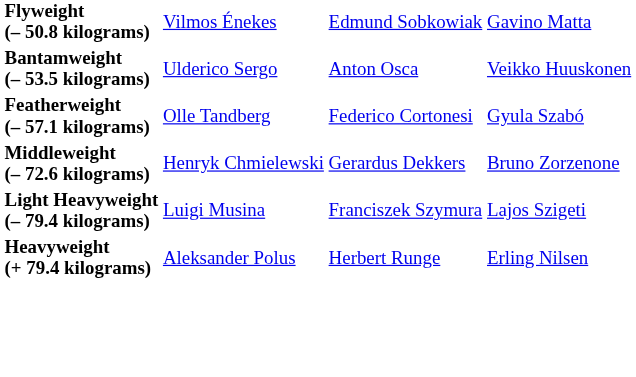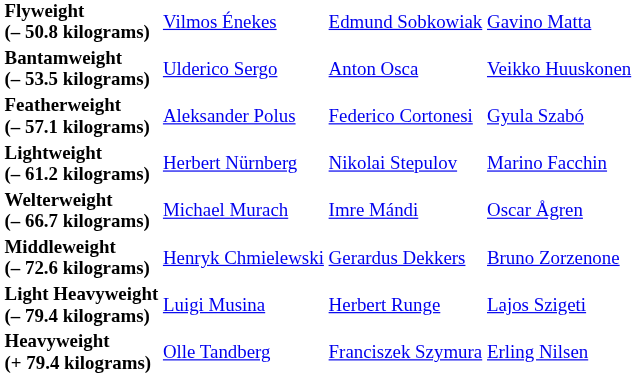(217, 116) Olle Tandberg -> (229, 116) Aleksander Polus
+ row: (77, 163)
+ row: (77, 210)
(405, 210) Franciszek Szymura -> (384, 304) Herbert Runge
(229, 257) Aleksander Polus -> (217, 352) Olle Tandberg
(384, 257) Herbert Runge -> (405, 352) Franciszek Szymura
